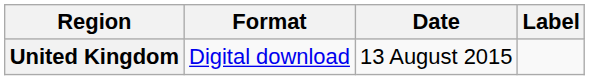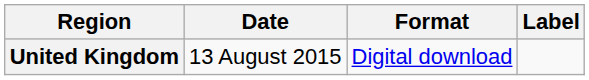columns swapped: (436, 21) <-> (270, 21)
